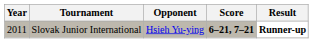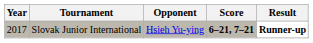(17, 29) 2011 -> (17, 29) 2017
